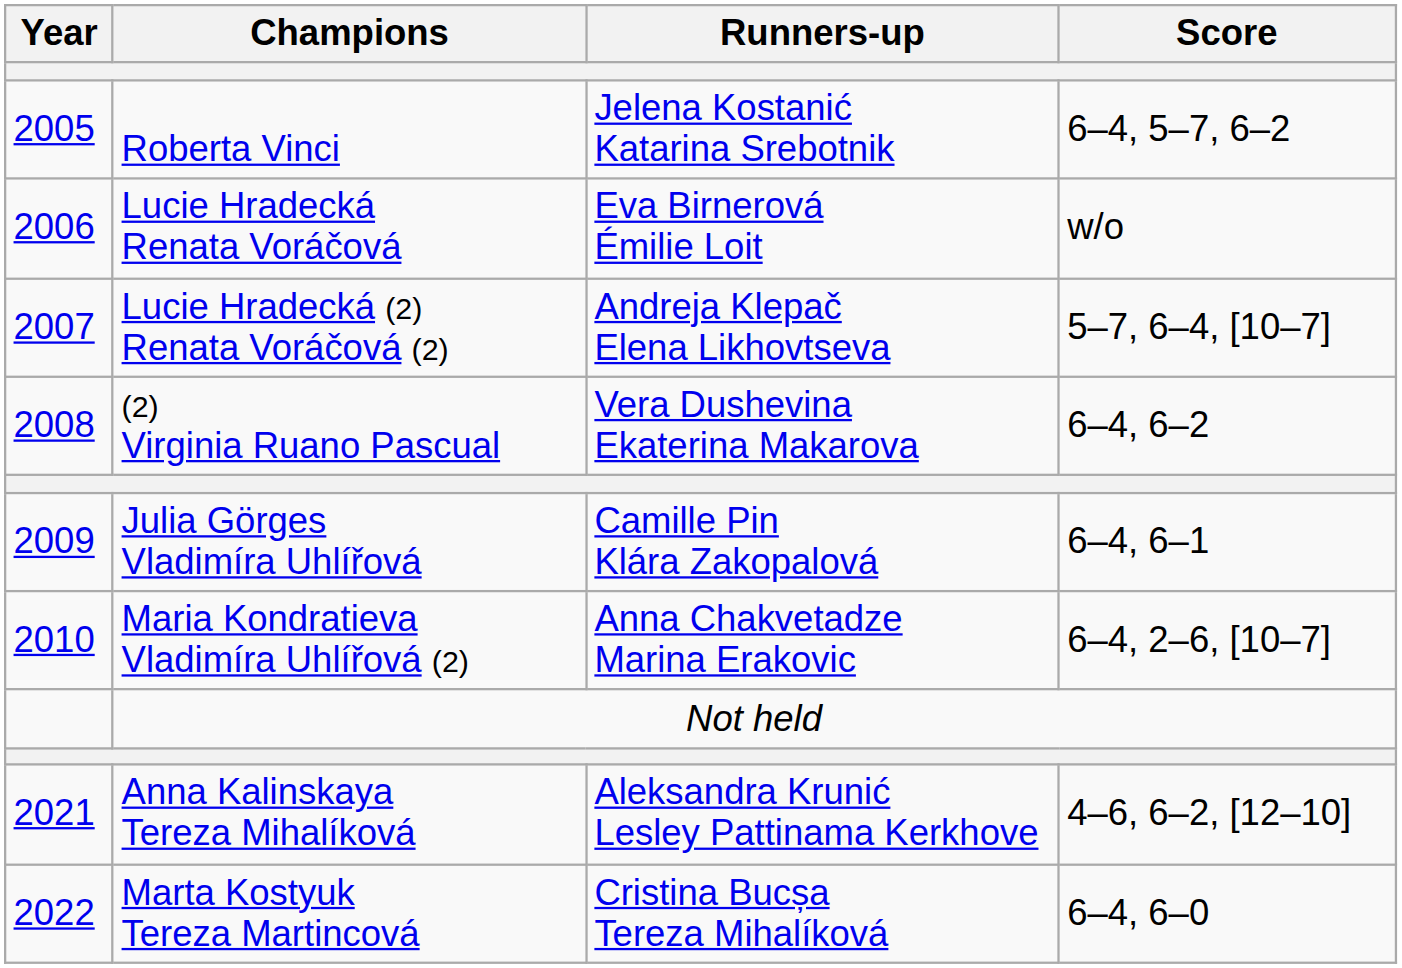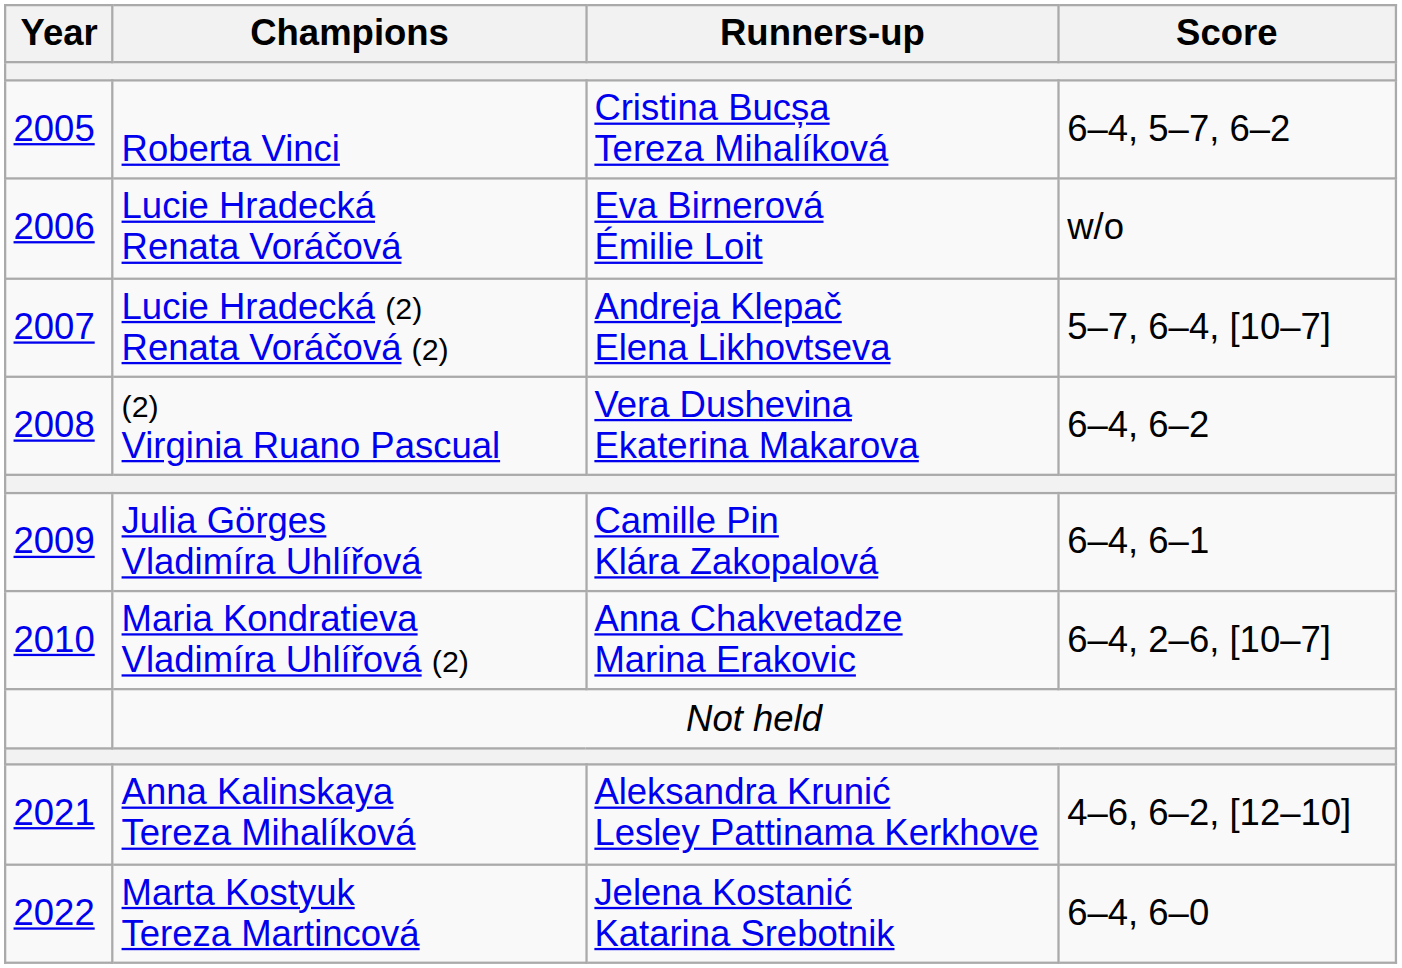(744, 128) Jelena Kostanić Katarina Srebotnik -> (741, 128) Cristina Bucșa Tereza Mihalíková
(741, 912) Cristina Bucșa Tereza Mihalíková -> (744, 912) Jelena Kostanić Katarina Srebotnik
